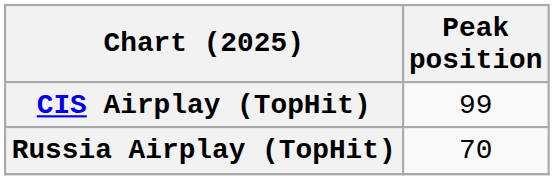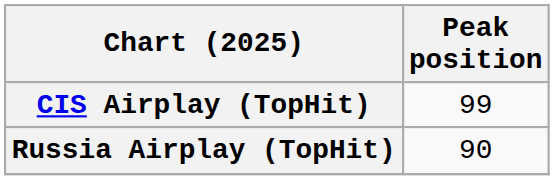(476, 151) 70 -> (476, 151) 90
